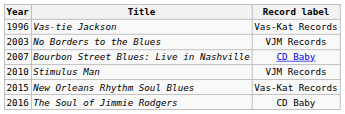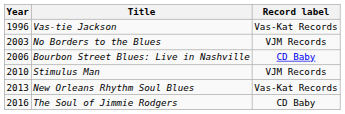(18, 57) 2007 -> (18, 57) 2006
(18, 87) 2015 -> (18, 87) 2013
